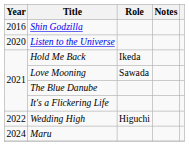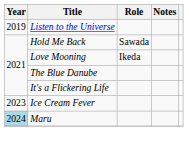- row: (56, 27)
(16, 42) 2020 -> (16, 27) 2019
(130, 57) Ikeda -> (134, 42) Sawada
(134, 73) Sawada -> (130, 57) Ikeda
- row: (58, 118)
+ row: (62, 103)
(16, 133) no background -> (16, 118) lightblue background
